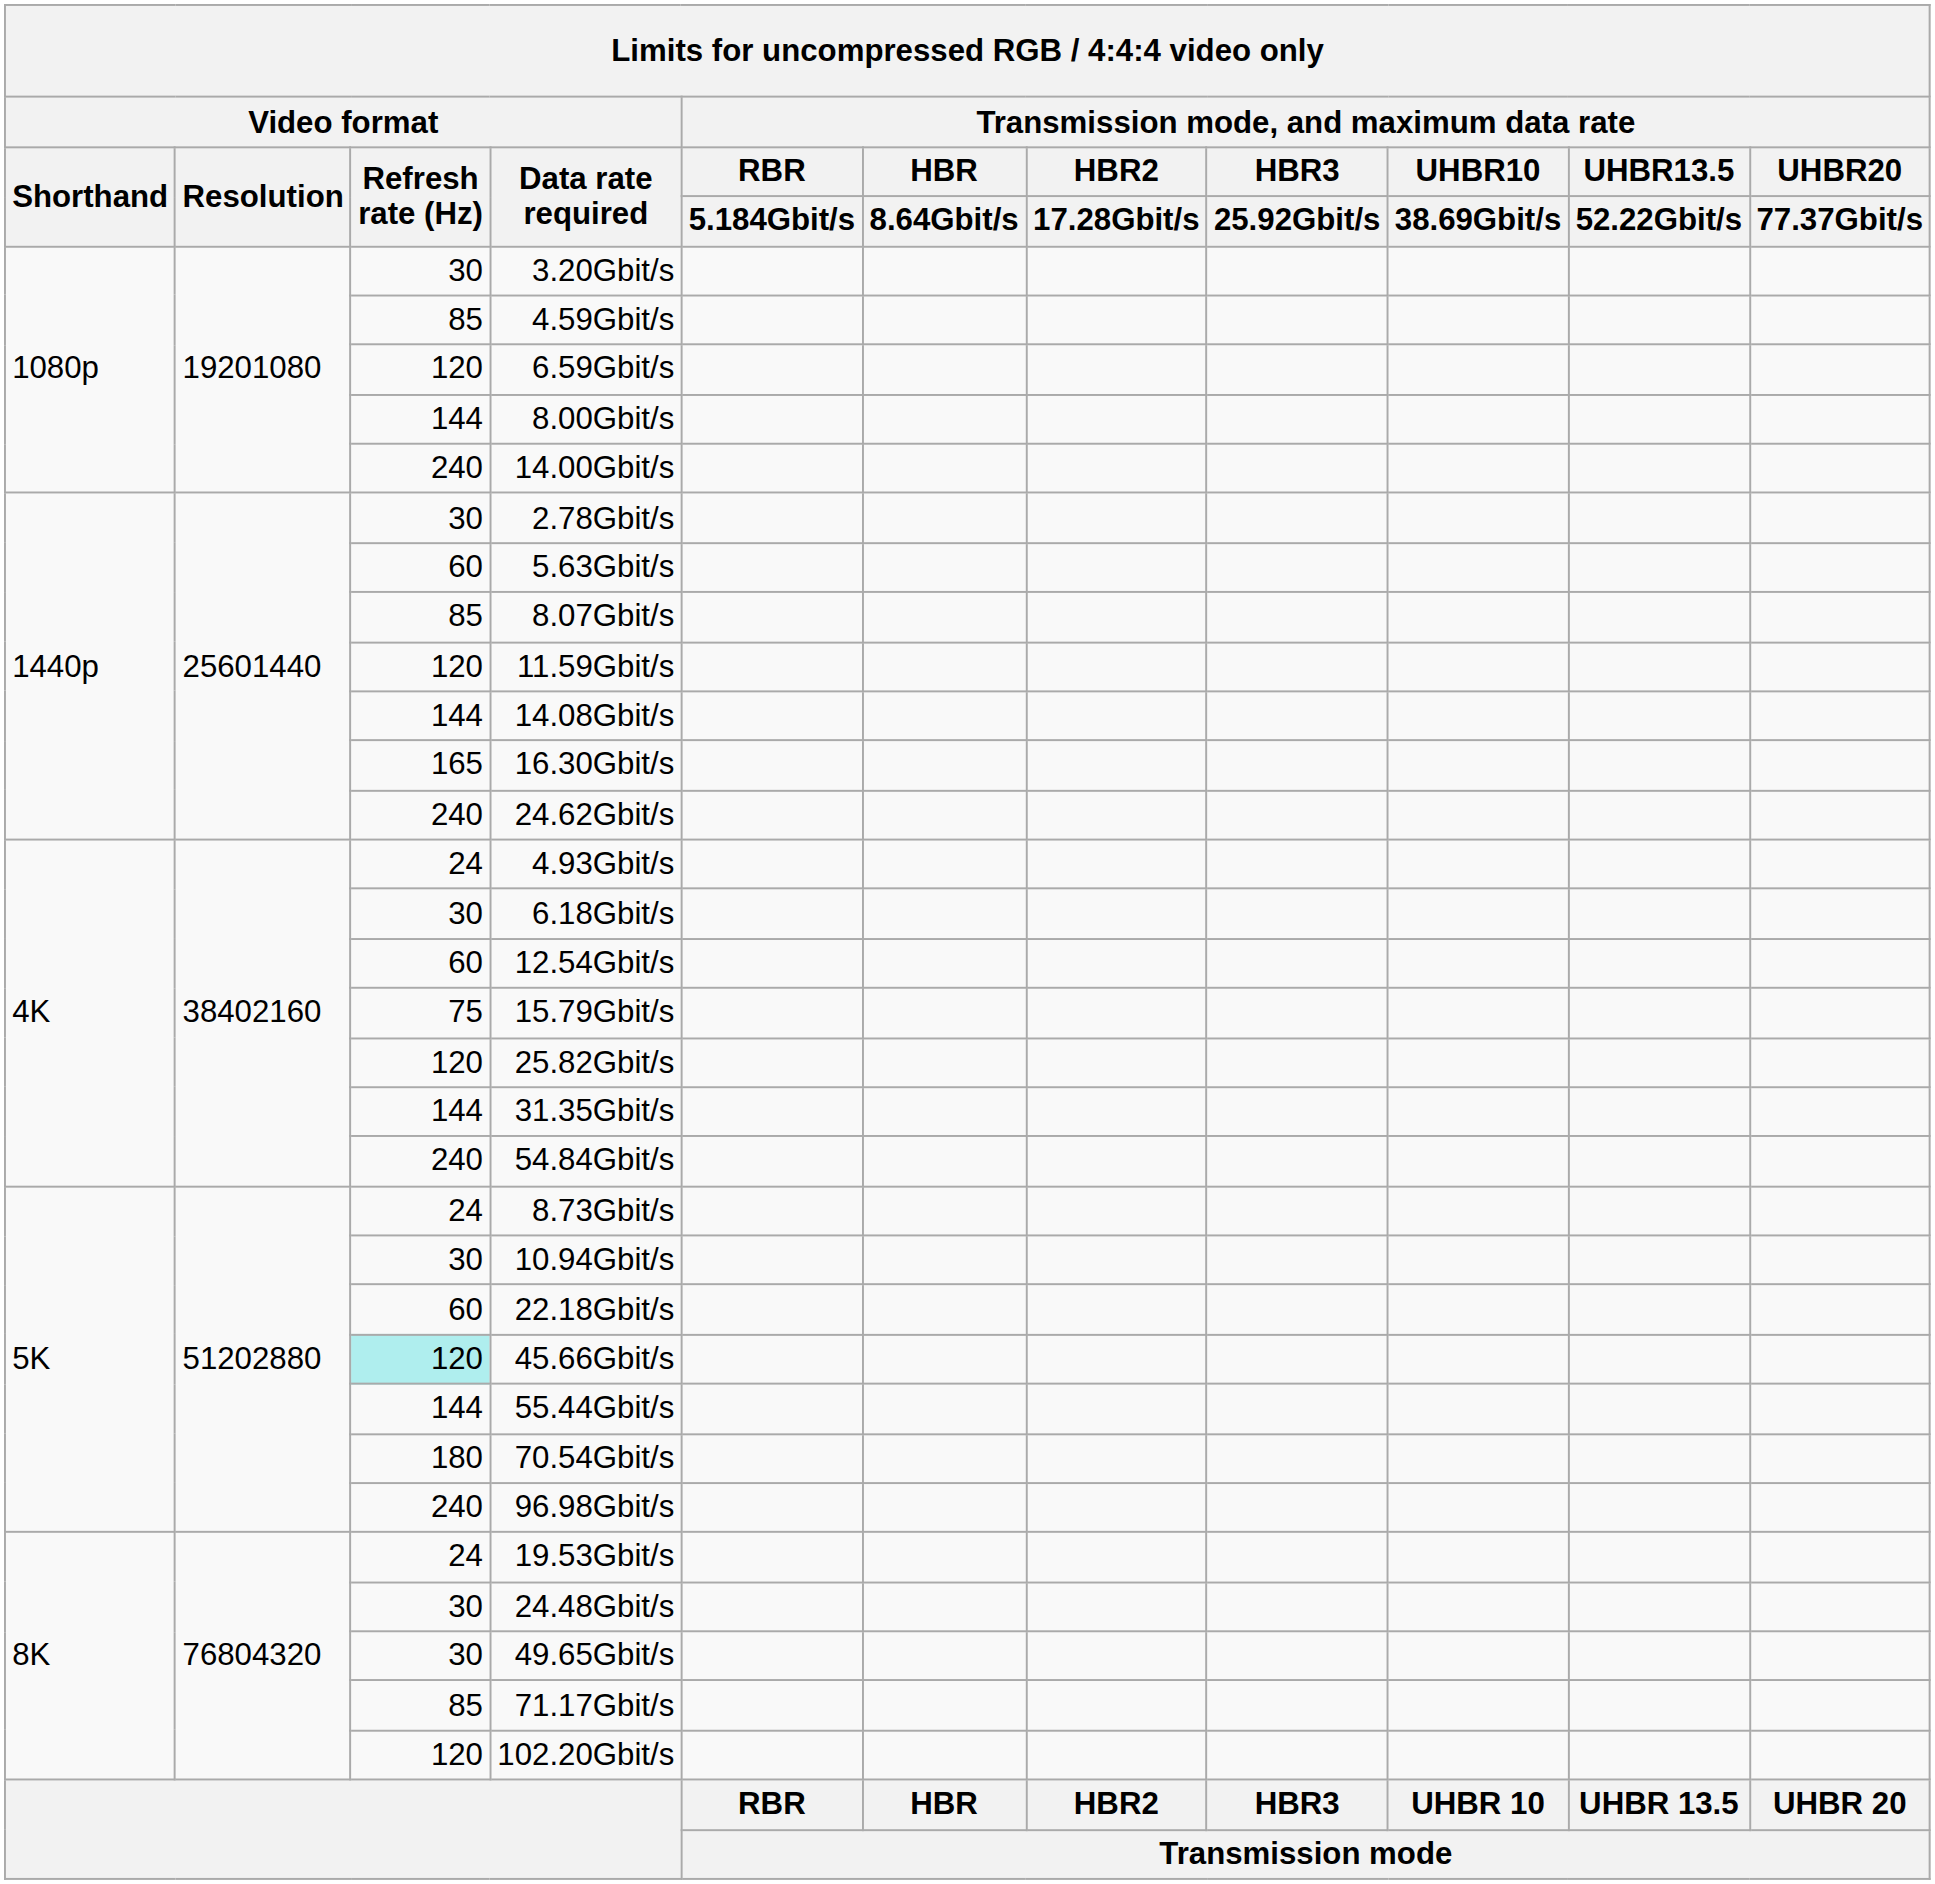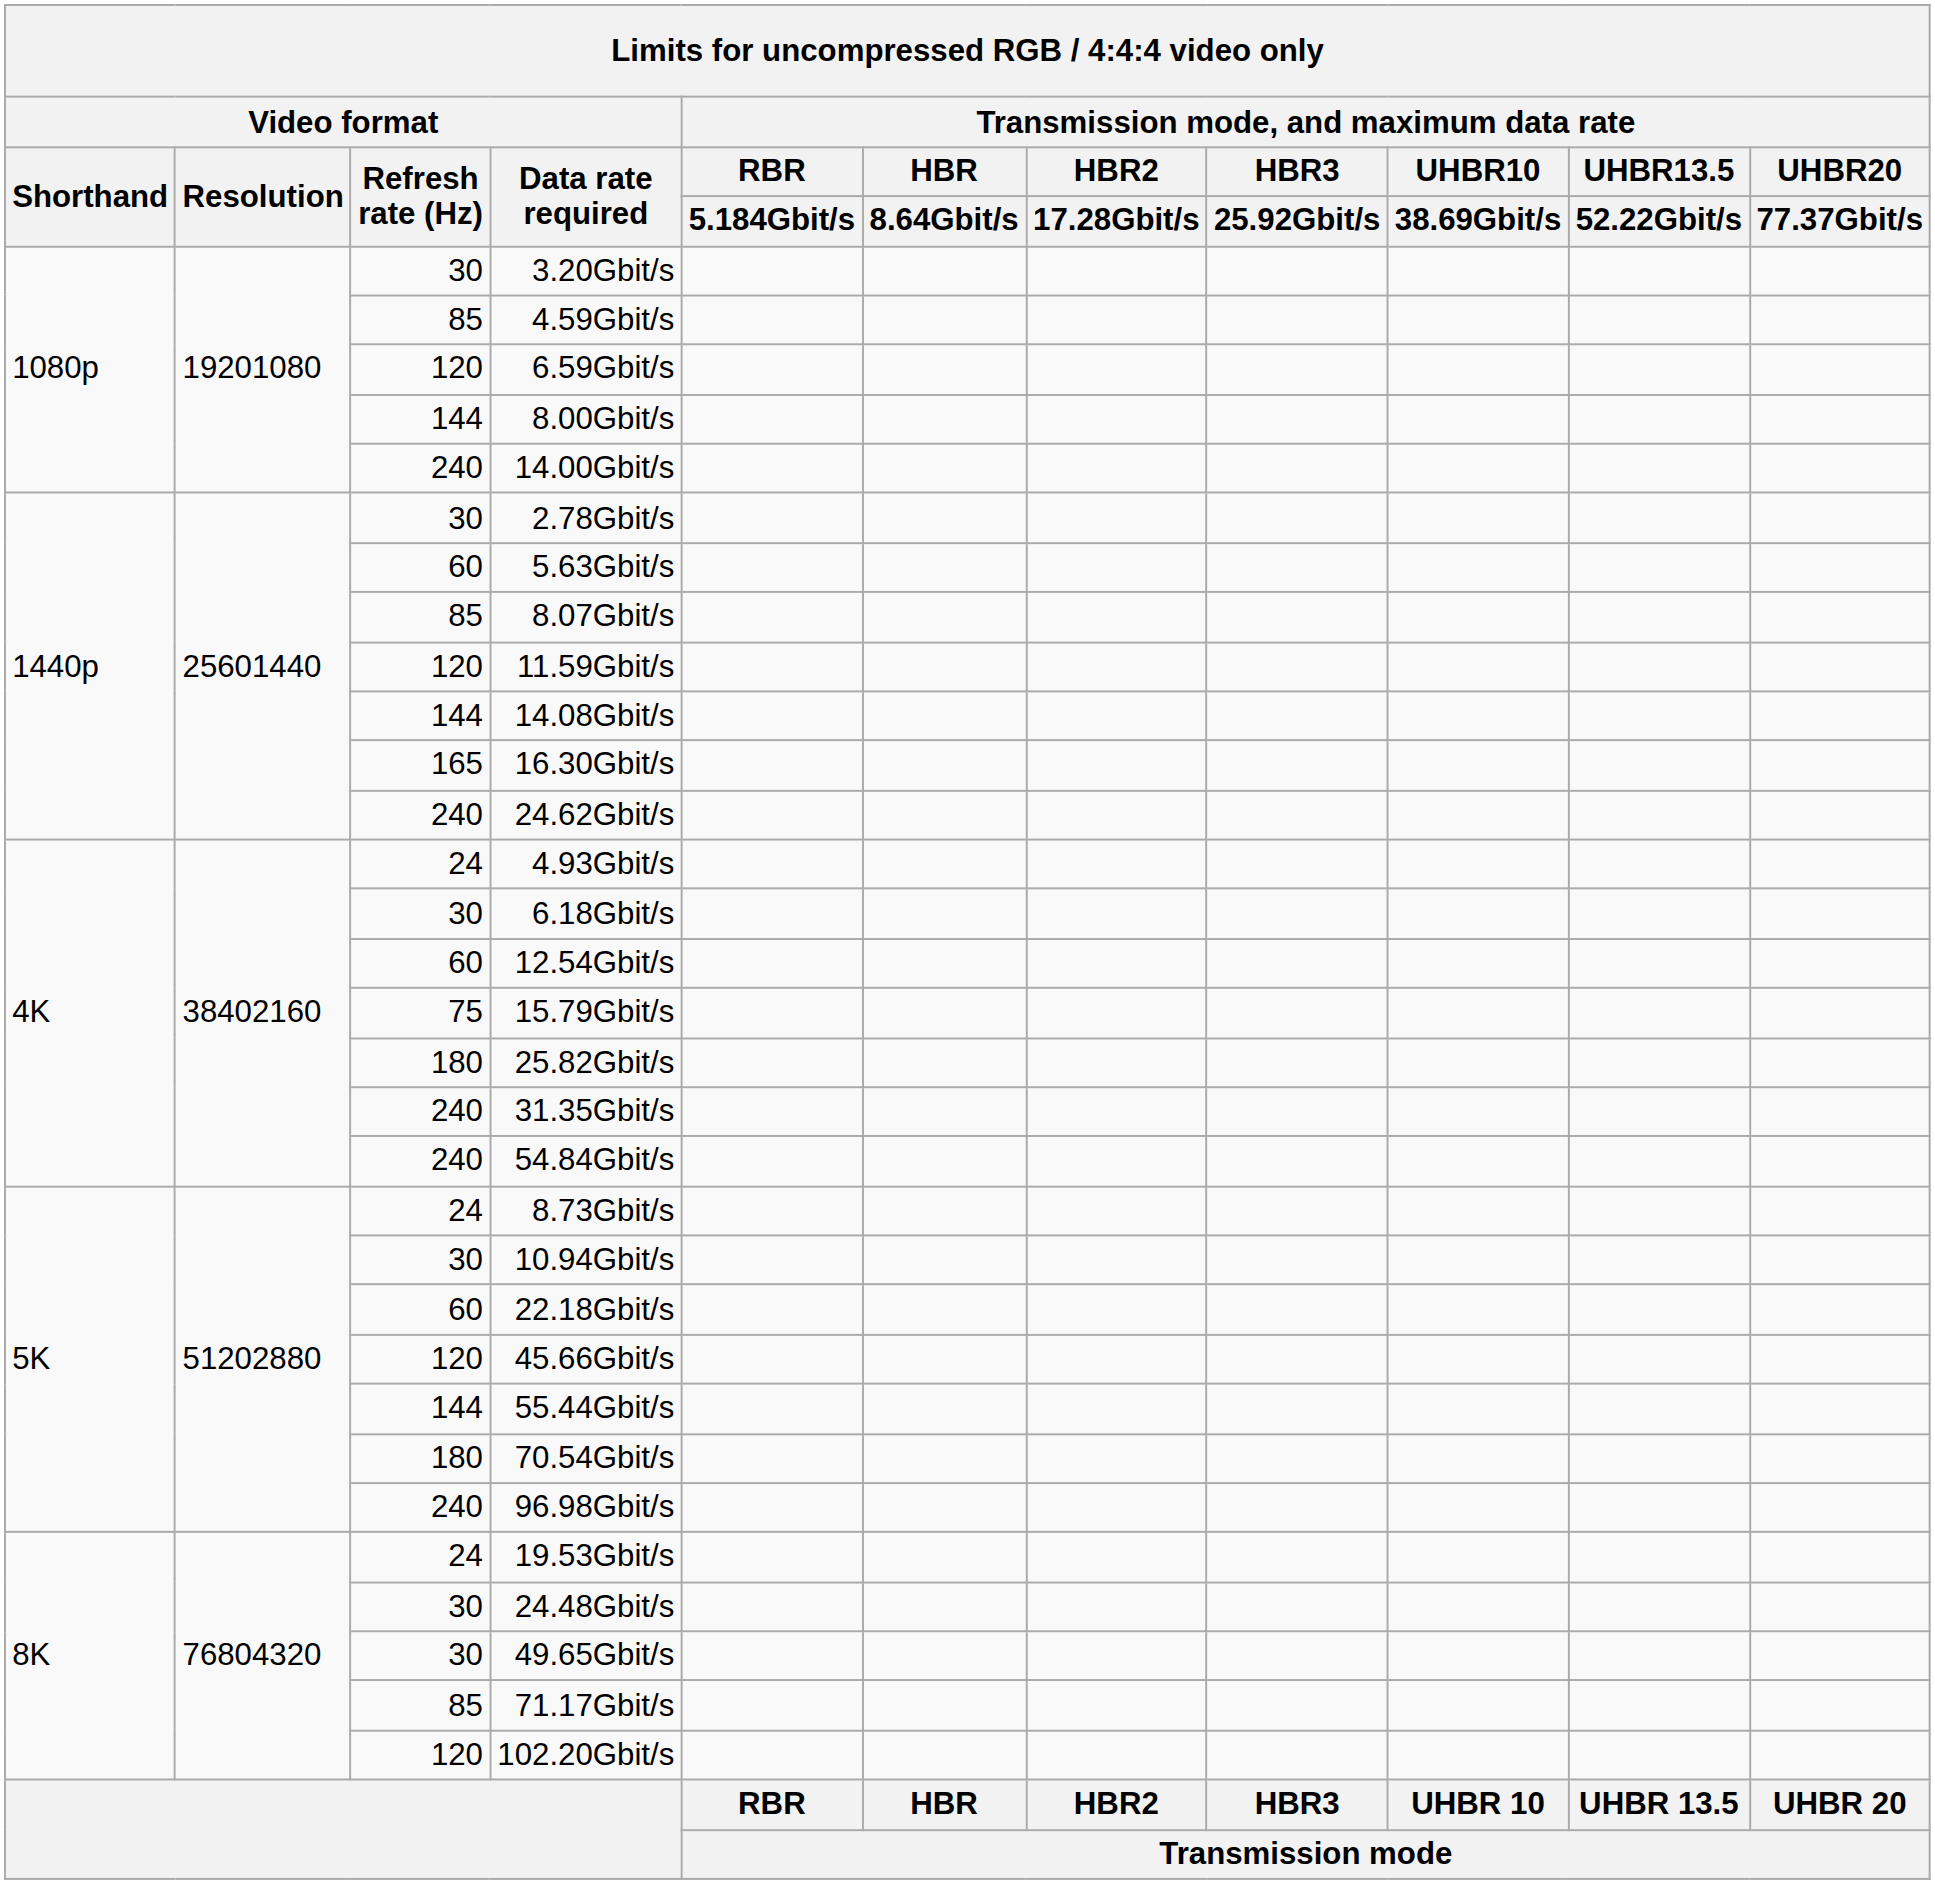(457, 1061) 120 -> (457, 1061) 180
(457, 1111) 144 -> (457, 1111) 240
(457, 1358) paleturquoise background -> (457, 1358) no background
